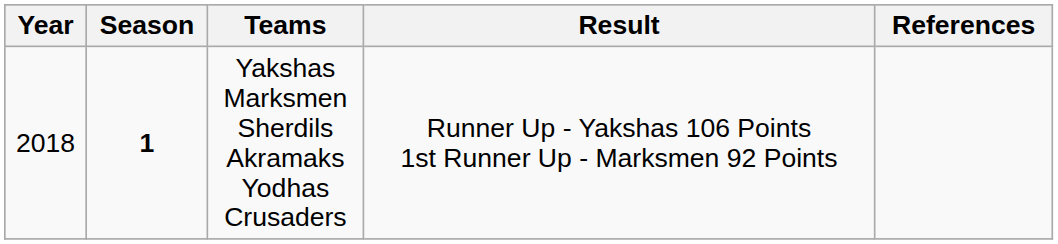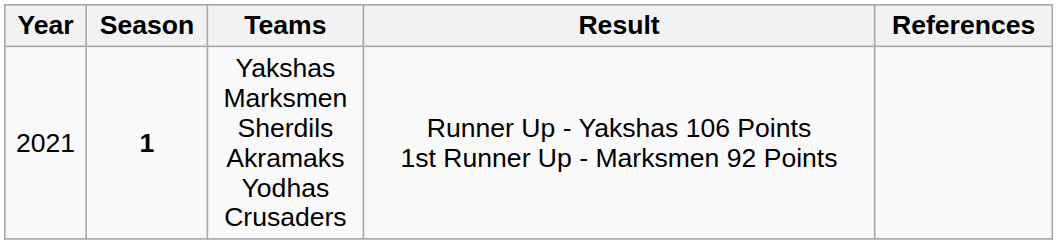(45, 142) 2018 -> (45, 142) 2021
